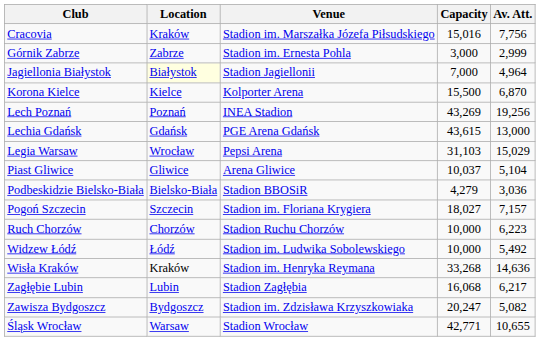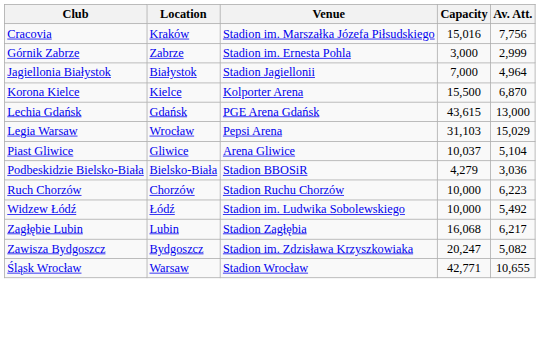(173, 72) lightyellow background -> (173, 72) no background
- row: (39, 111)
- row: (46, 209)
- row: (43, 268)
